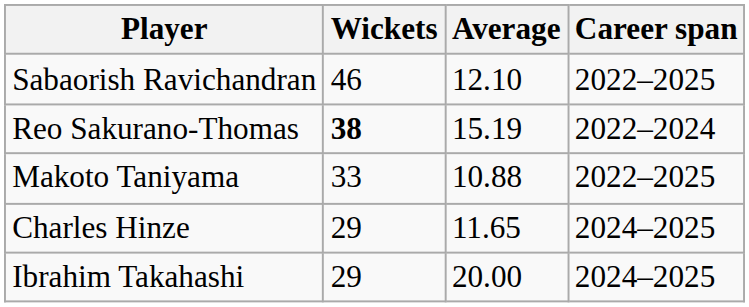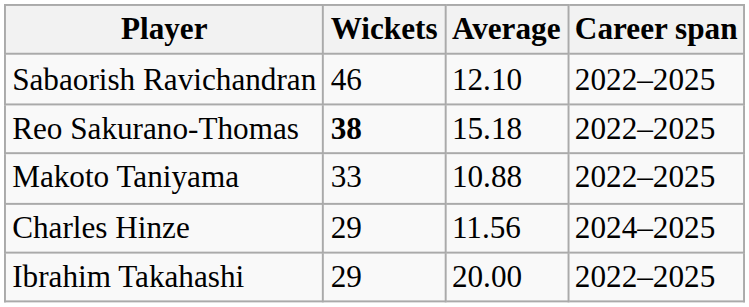(487, 128) 15.19 -> (487, 128) 15.18
(645, 128) 2022–2024 -> (645, 128) 2022–2025
(486, 227) 11.65 -> (486, 227) 11.56
(645, 276) 2024–2025 -> (645, 276) 2022–2025
